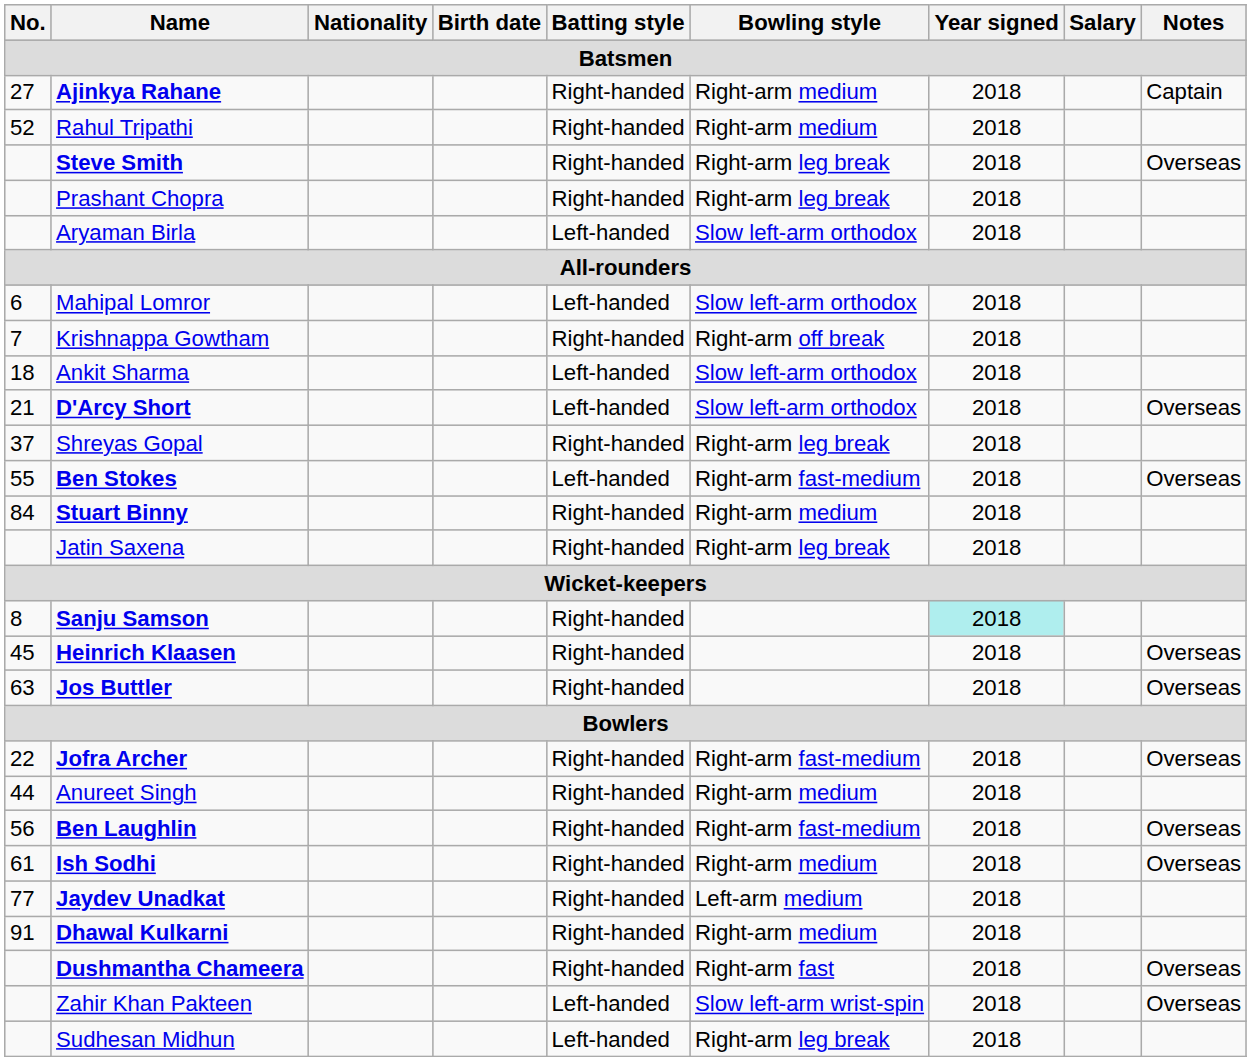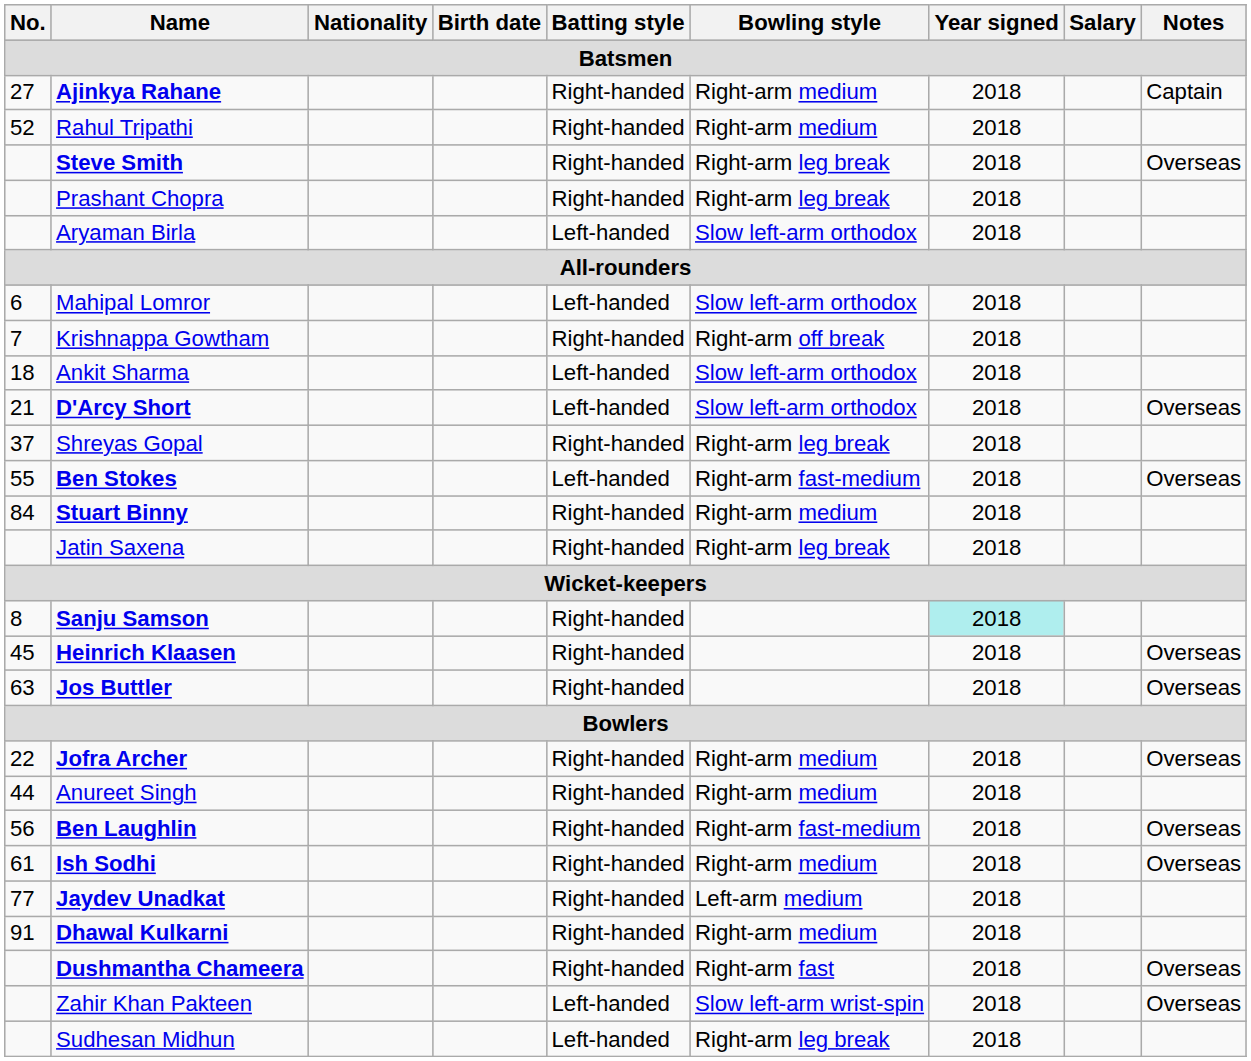(808, 758) Right-arm fast-medium -> (786, 758) Right-arm medium
